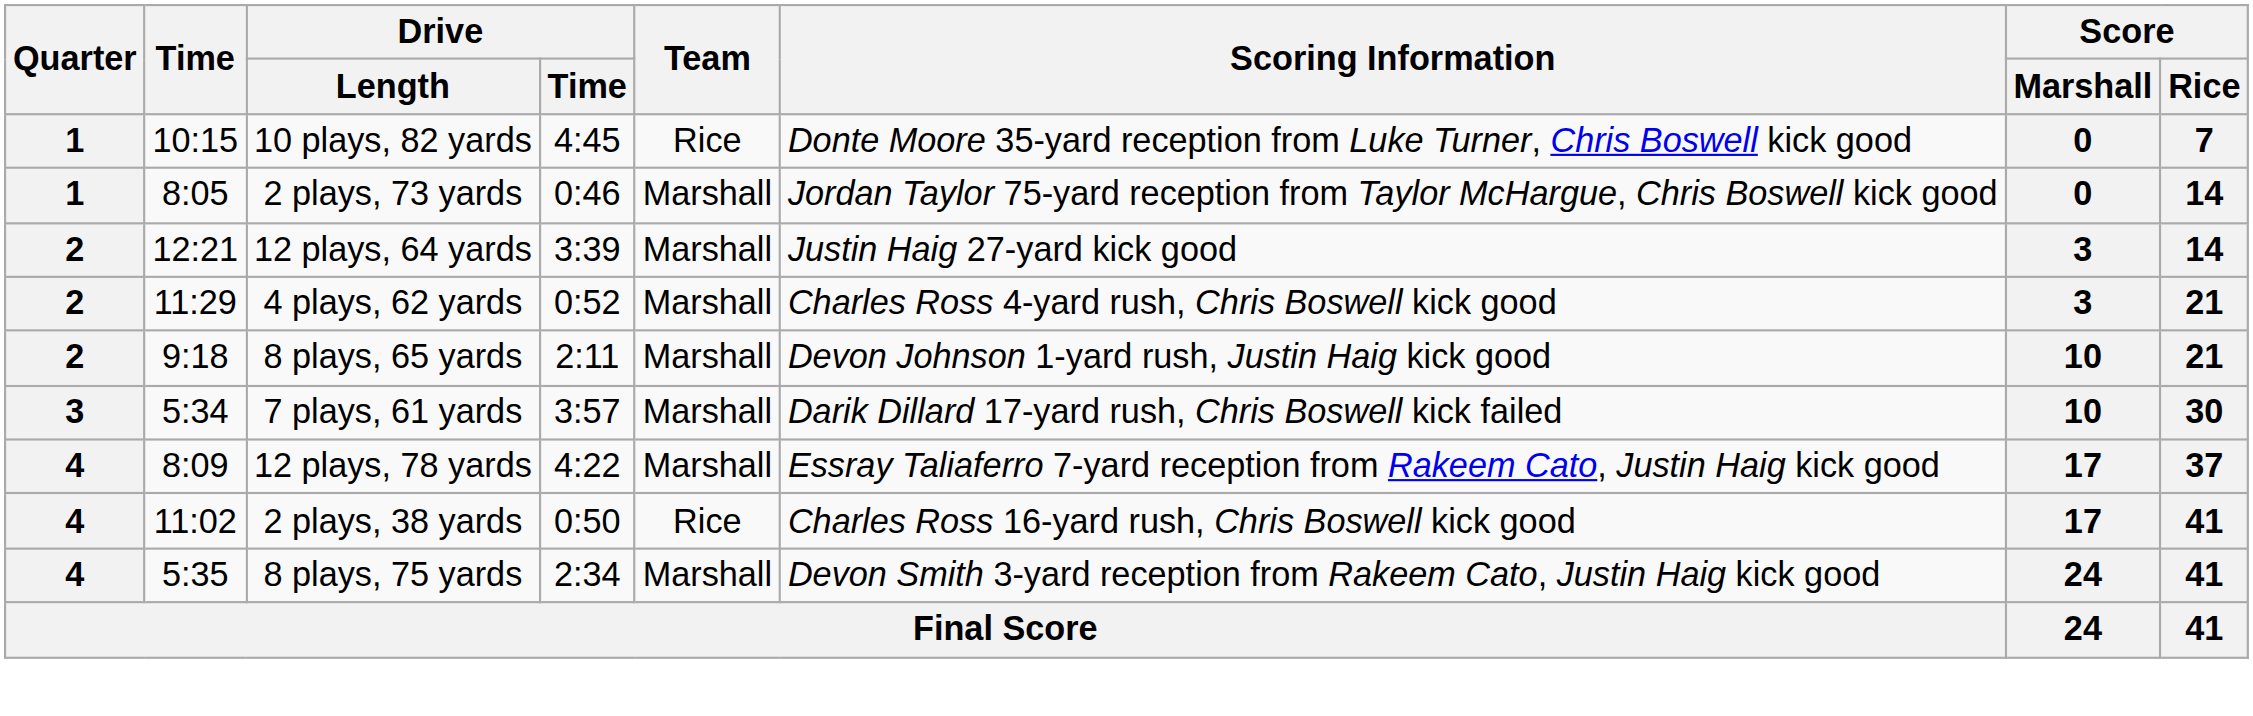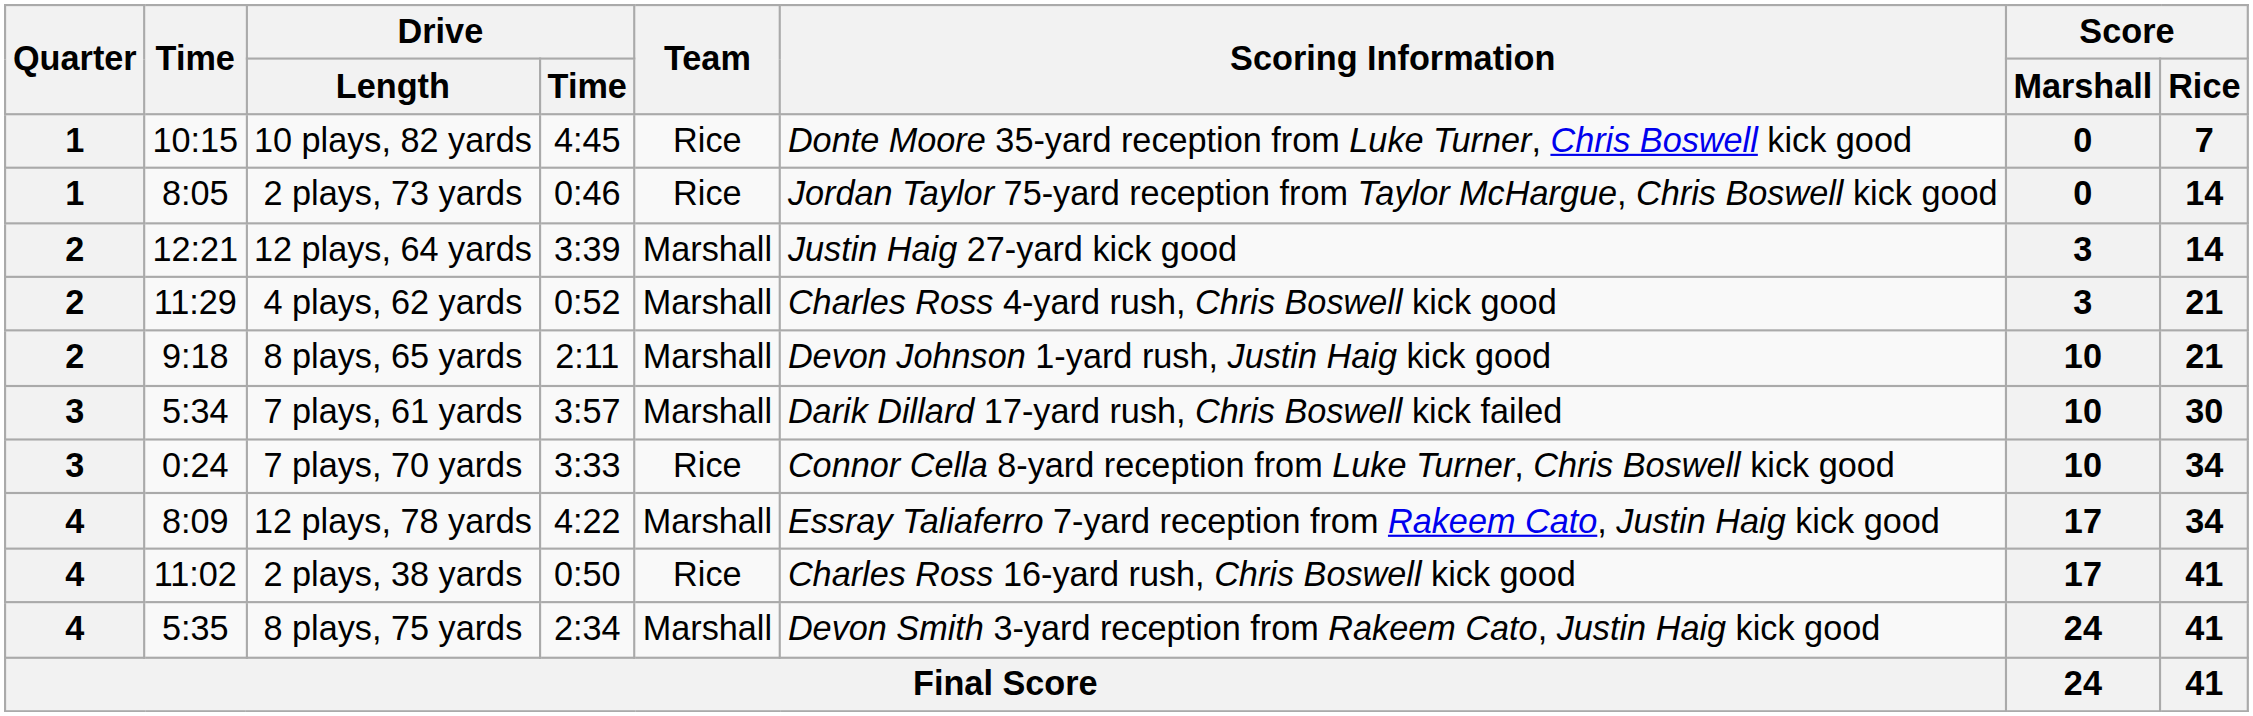(707, 194) Marshall -> (707, 194) Rice
+ row: (393, 466)
(2204, 466) 37 -> (2204, 520) 34
